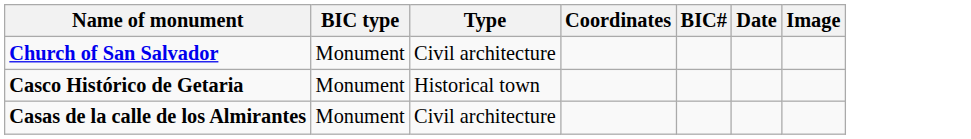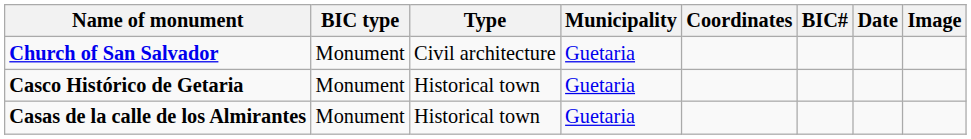+ column: (621, 20)
(485, 117) Civil architecture -> (477, 117) Historical town
